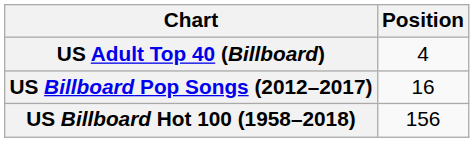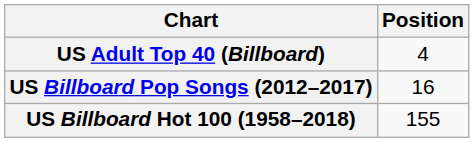(423, 119) 156 -> (423, 119) 155
